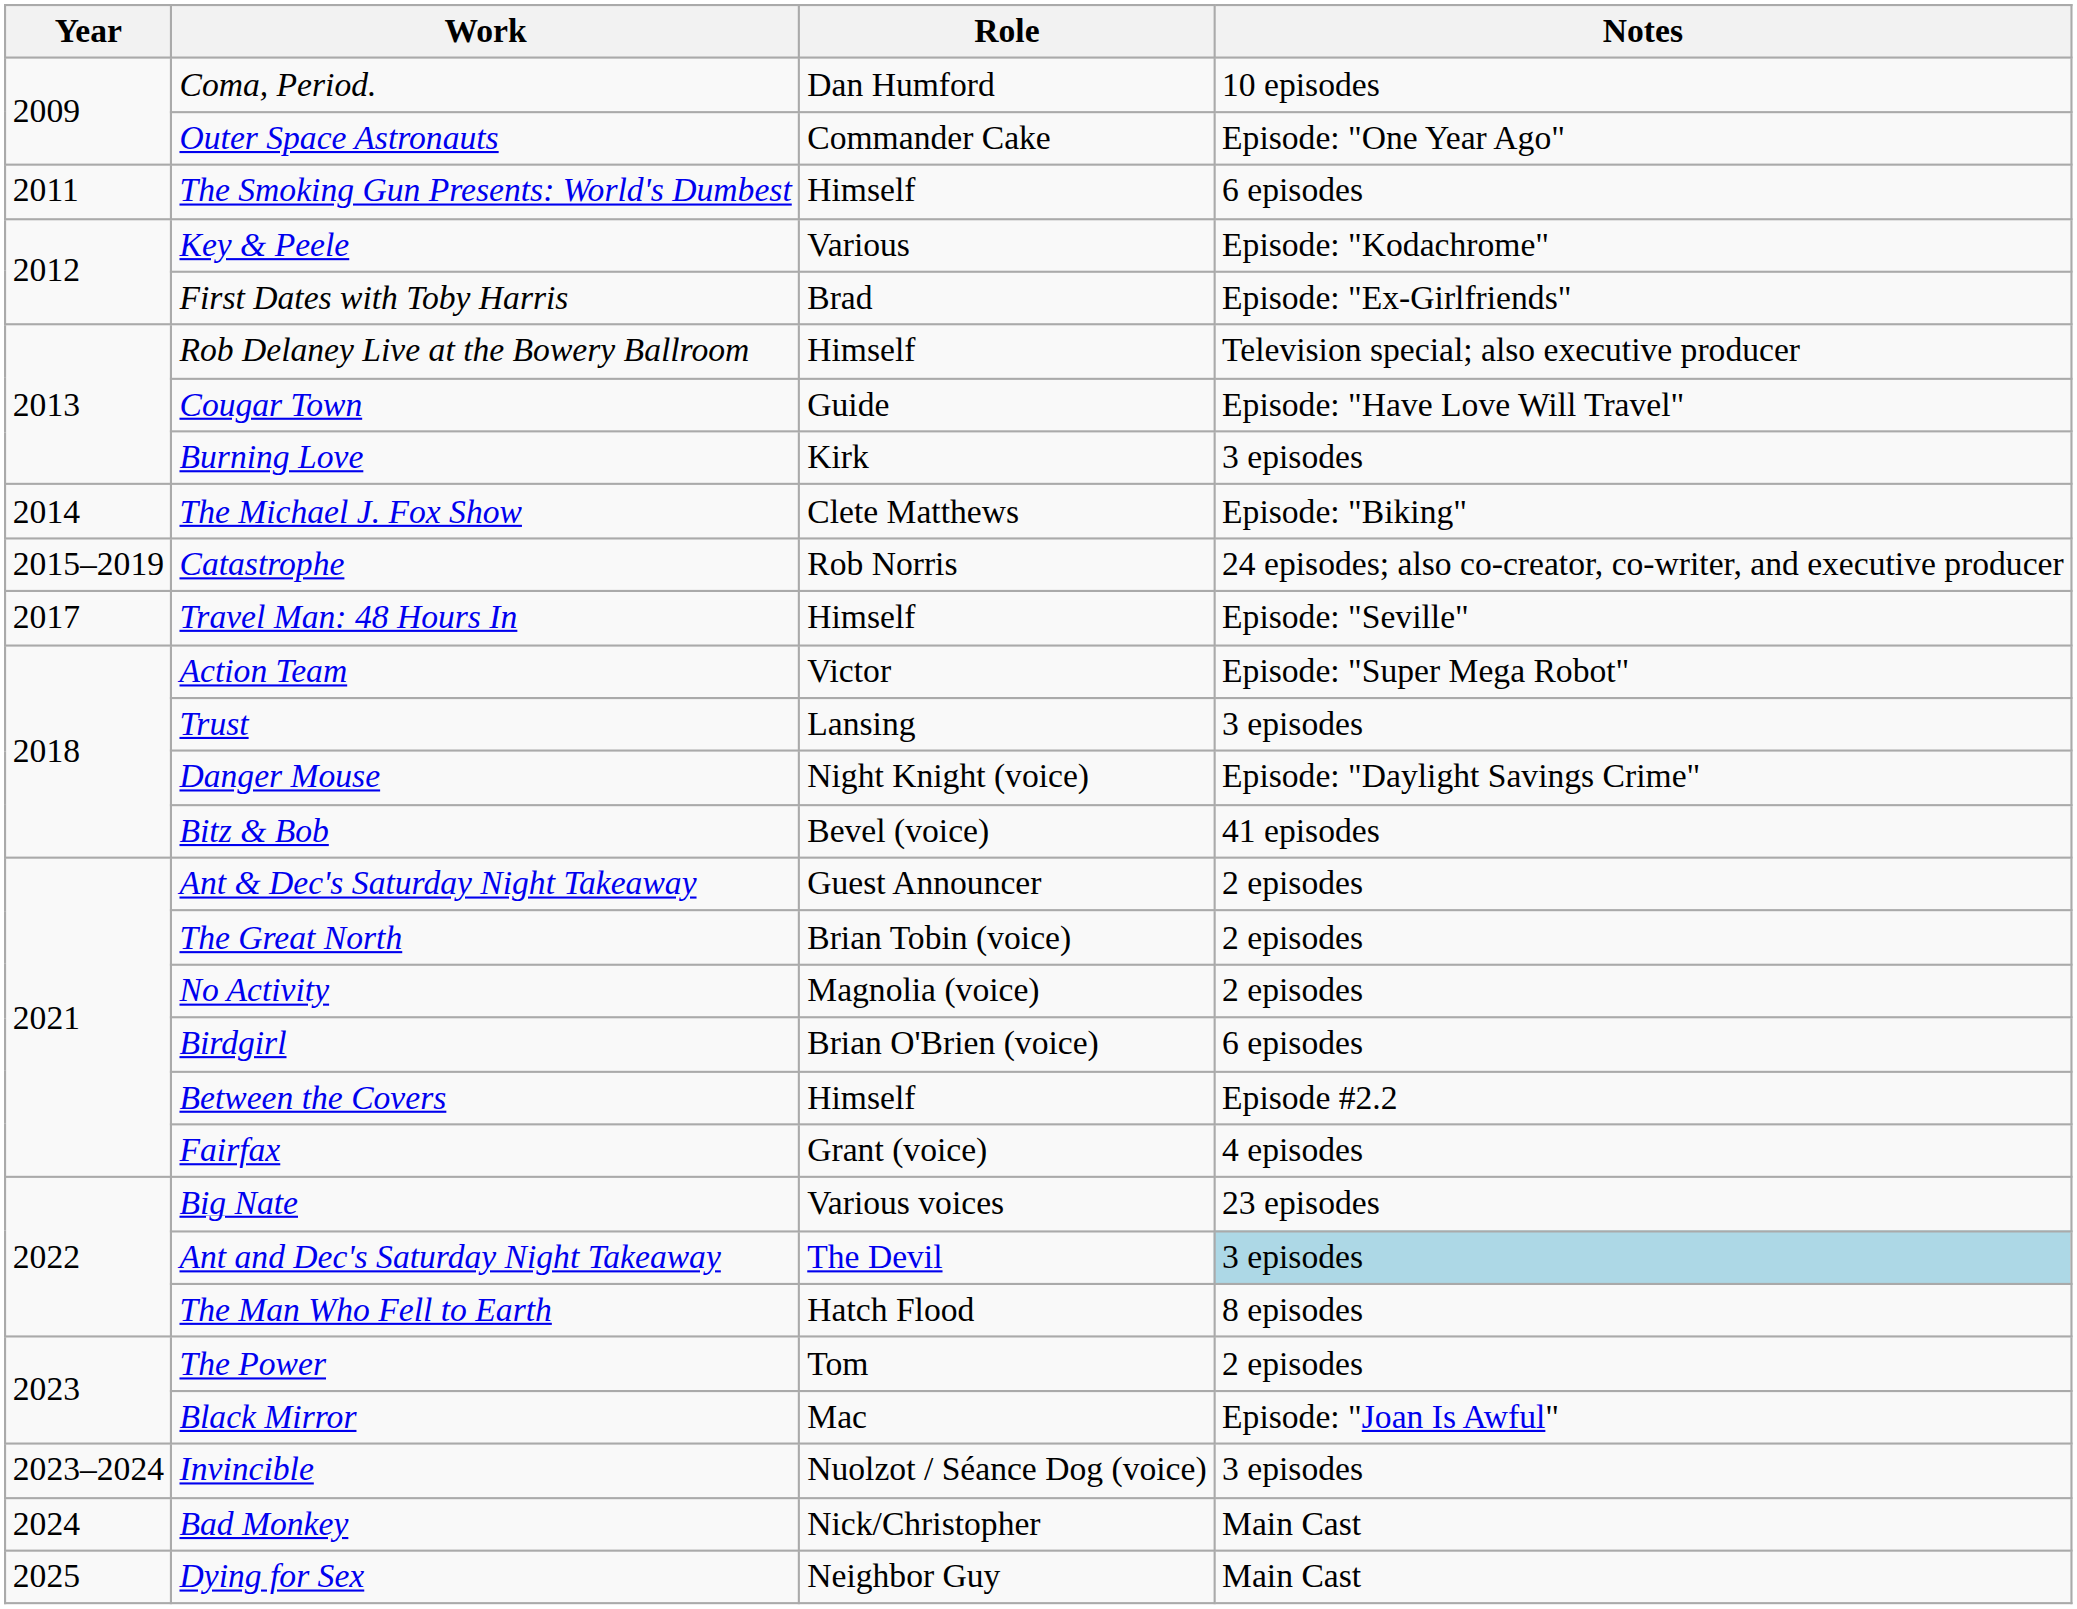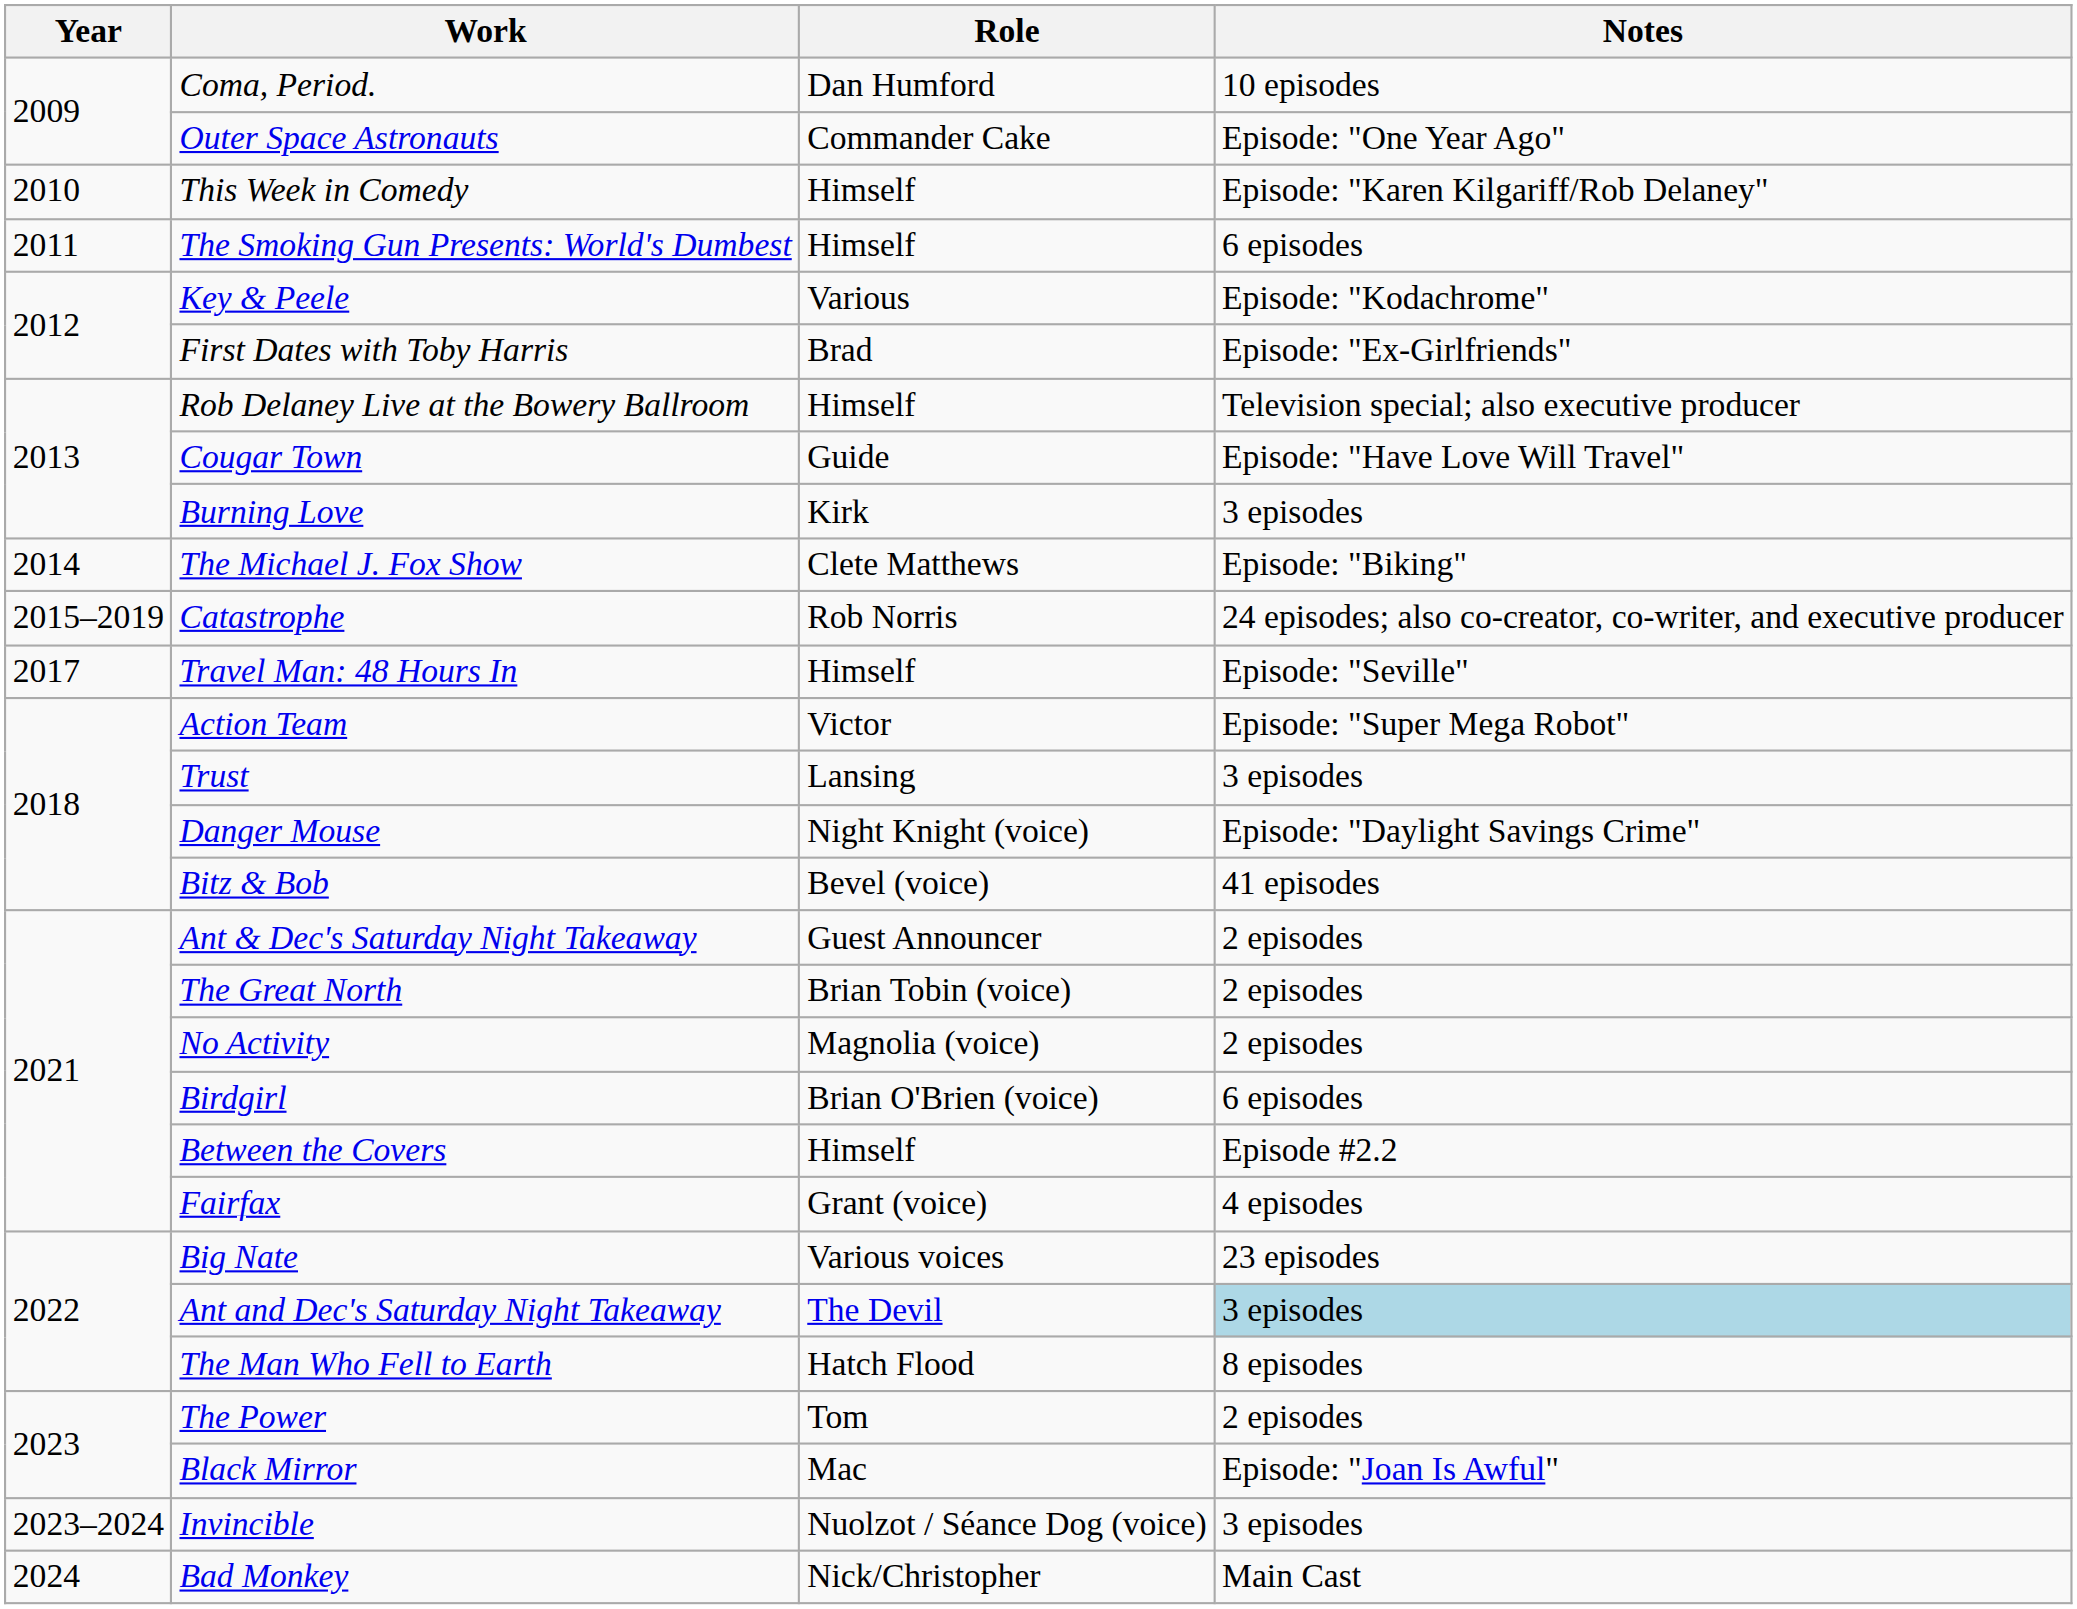+ row: (324, 191)
- row: (272, 1576)
